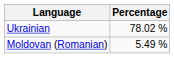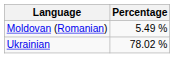rows swapped: (28, 28) <-> (57, 45)
